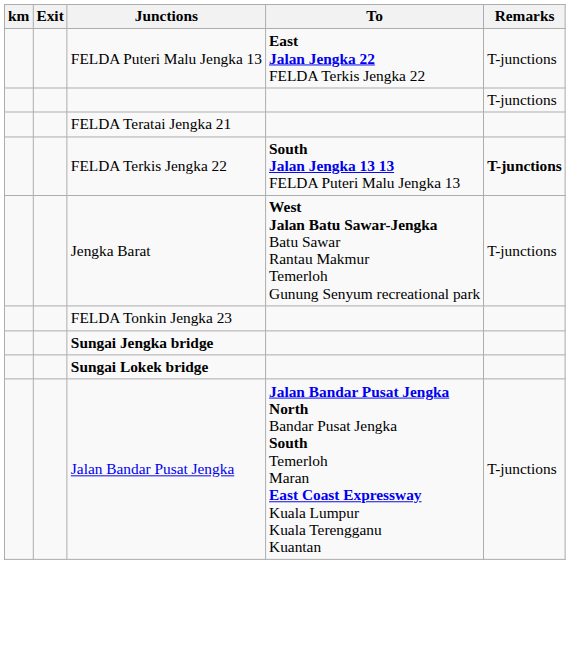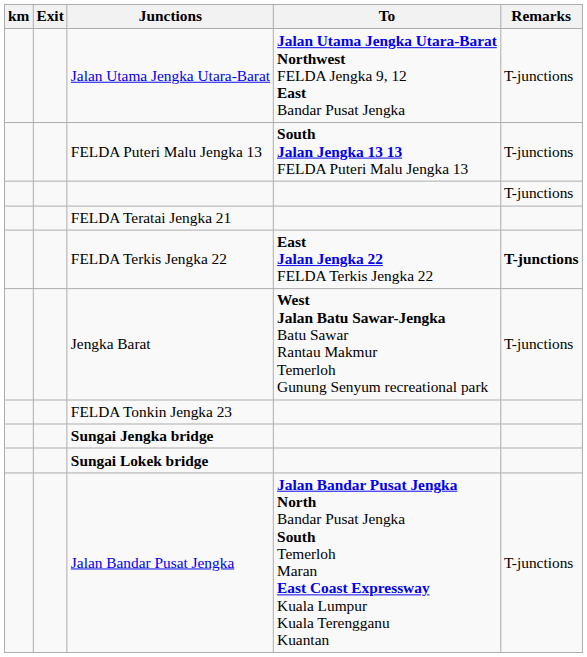+ row: (170, 75)
(347, 58) East Jalan Jengka 22 FELDA Terkis Jengka 22 -> (373, 151) South Jalan Jengka 13 13 FELDA Puteri Malu Jengka 13
(365, 165) South Jalan Jengka 13 13 FELDA Puteri Malu Jengka 13 -> (355, 259) East Jalan Jengka 22 FELDA Terkis Jengka 22
